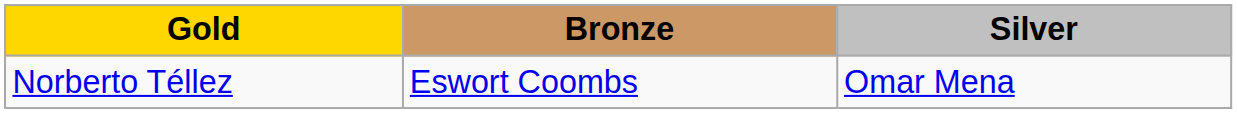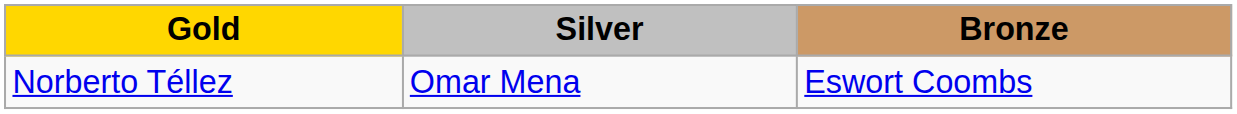columns swapped: (1034, 30) <-> (619, 30)
